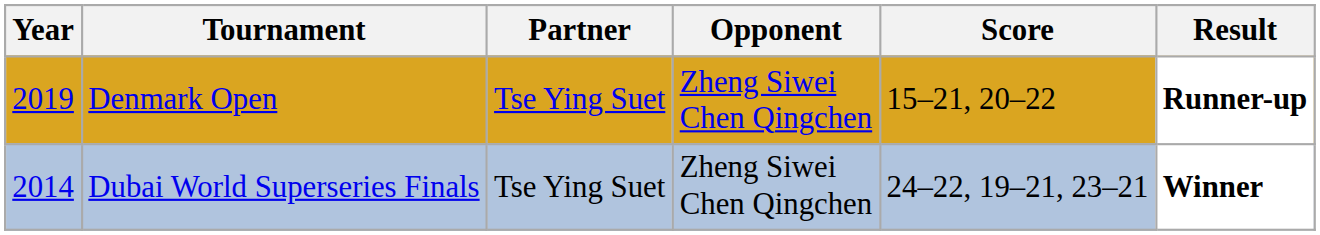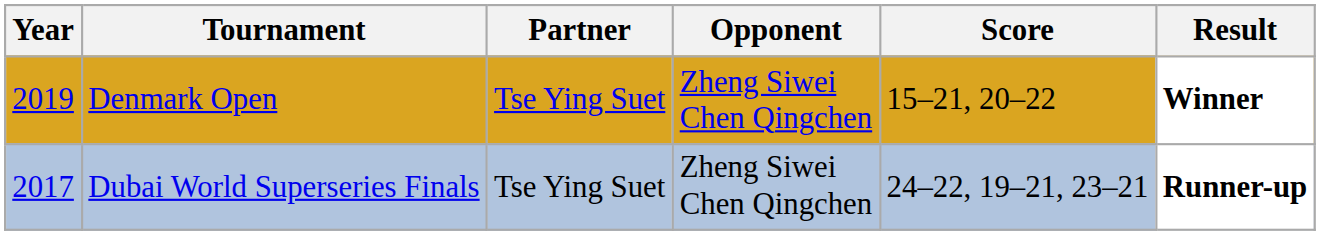(1235, 99) Runner-up -> (1213, 99) Winner
(43, 186) 2014 -> (43, 186) 2017
(1213, 186) Winner -> (1235, 186) Runner-up
